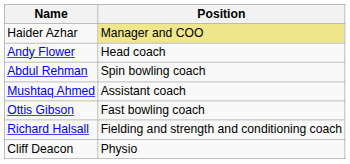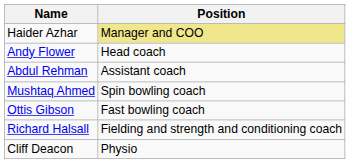(153, 71) Spin bowling coach -> (143, 71) Assistant coach
(143, 91) Assistant coach -> (153, 91) Spin bowling coach
